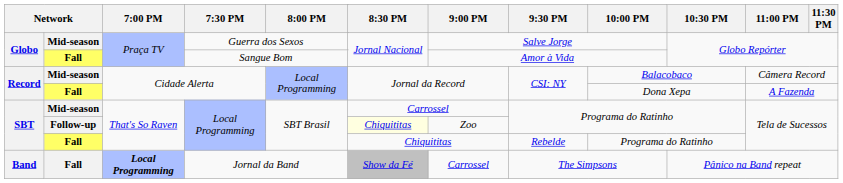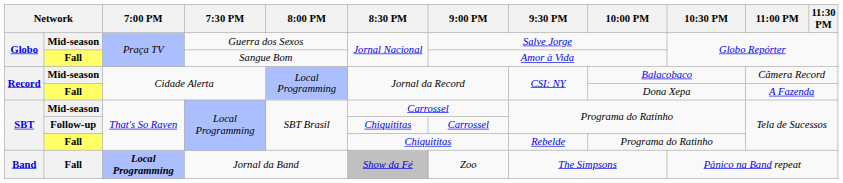(388, 125) lightyellow background -> (388, 125) no background
(468, 125) Zoo -> (468, 125) Carrossel
(468, 164) Carrossel -> (468, 164) Zoo
